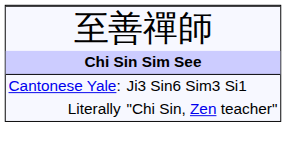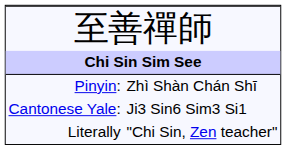+ row: (98, 86)
